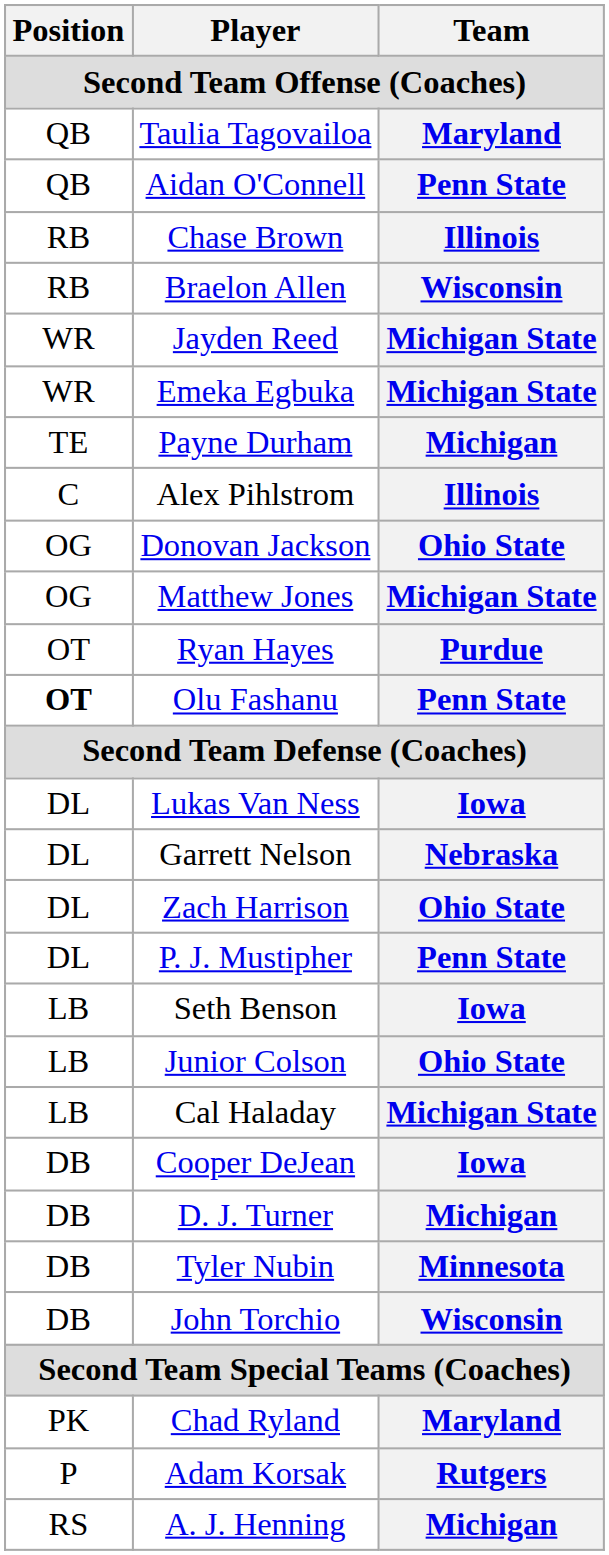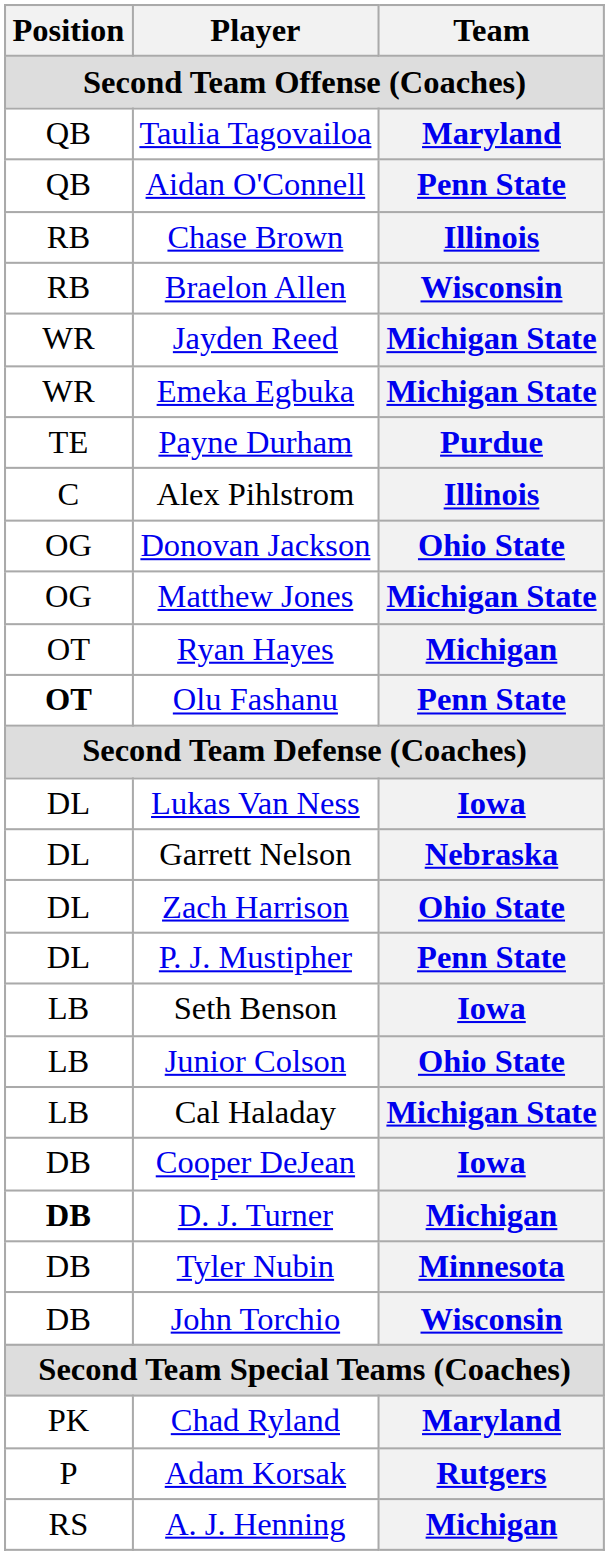(492, 442) Michigan -> (492, 442) Purdue
(492, 648) Purdue -> (492, 648) Michigan
(68, 1215) normal -> (68, 1215) bold
